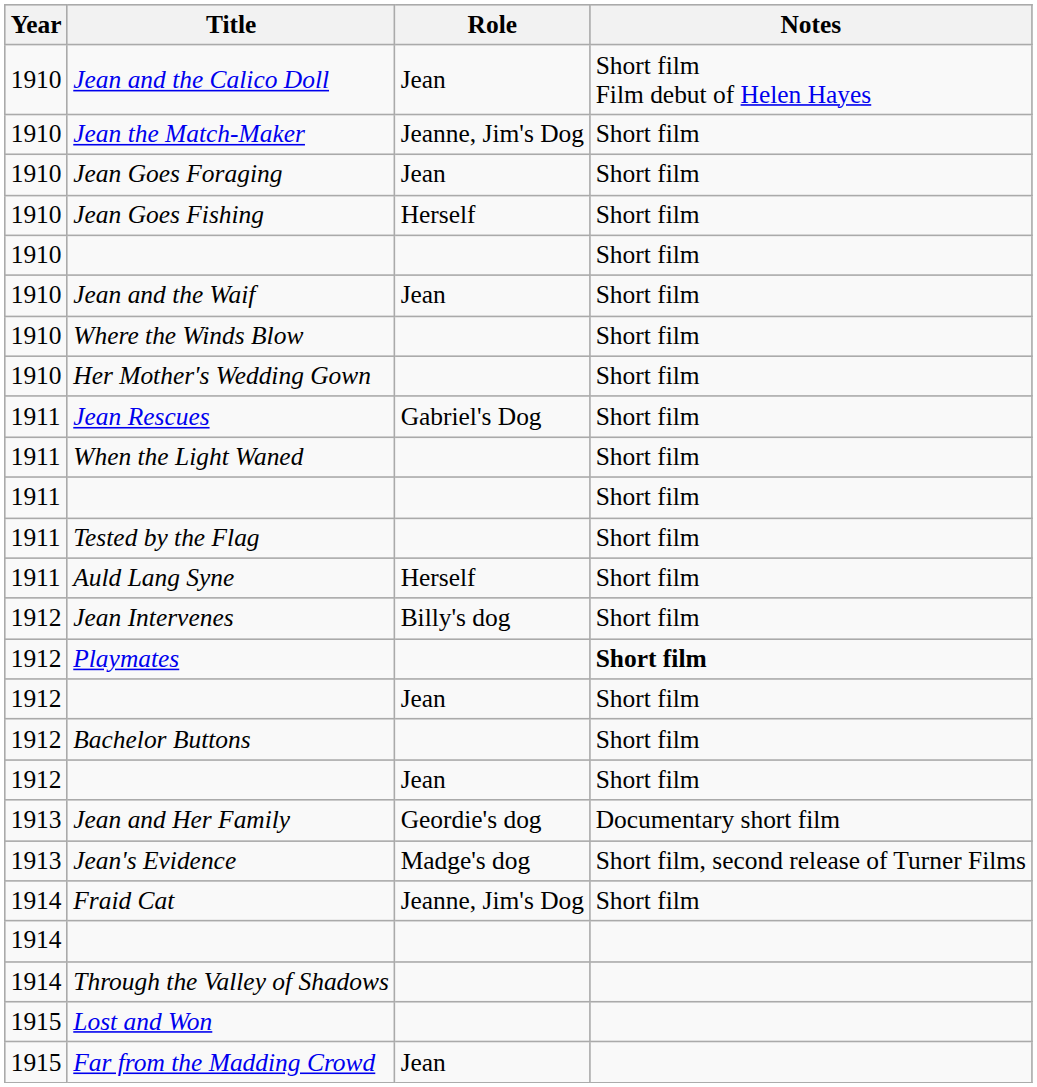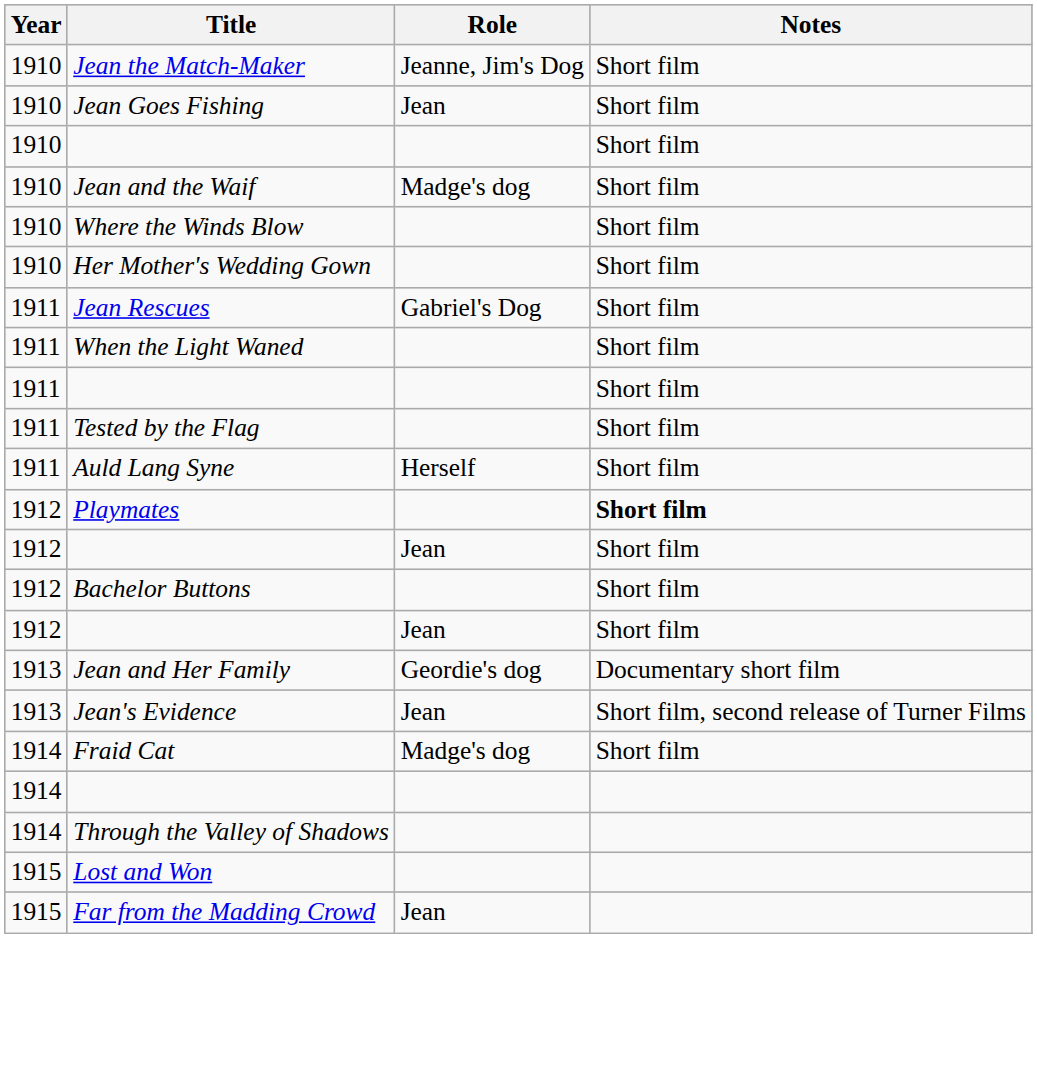- row: (36, 79)
- row: (36, 174)
(438, 214) Herself -> (423, 105) Jean
(423, 295) Jean -> (465, 186) Madge's dog
- row: (36, 618)
(465, 860) Madge's dog -> (423, 710) Jean
(492, 900) Jeanne, Jim's Dog -> (465, 750) Madge's dog
